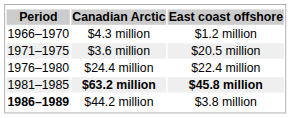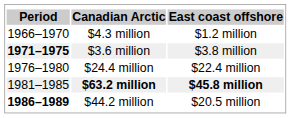(38, 51) normal -> (38, 51) bold
(226, 51) $20.5 million -> (226, 51) $3.8 million
(226, 101) $3.8 million -> (226, 101) $20.5 million
